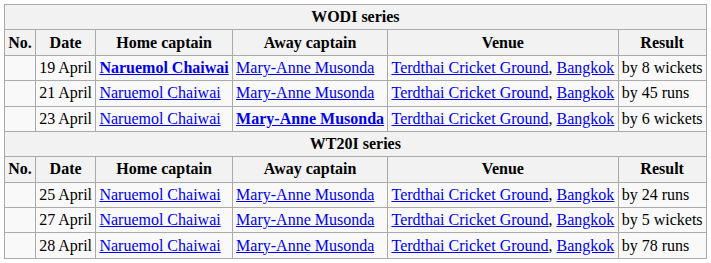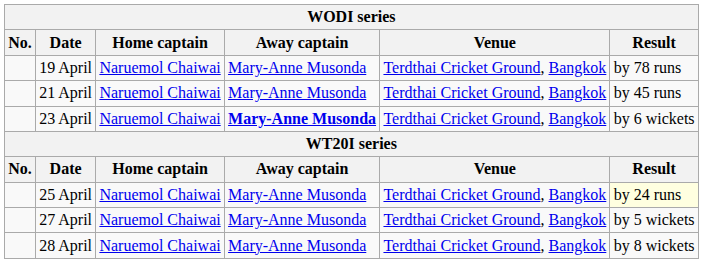(164, 67) bold -> (160, 67) normal
(662, 67) by 8 wickets -> (647, 67) by 78 runs
(655, 194) no background -> (647, 194) lightyellow background
(655, 245) by 78 runs -> (654, 245) by 8 wickets
